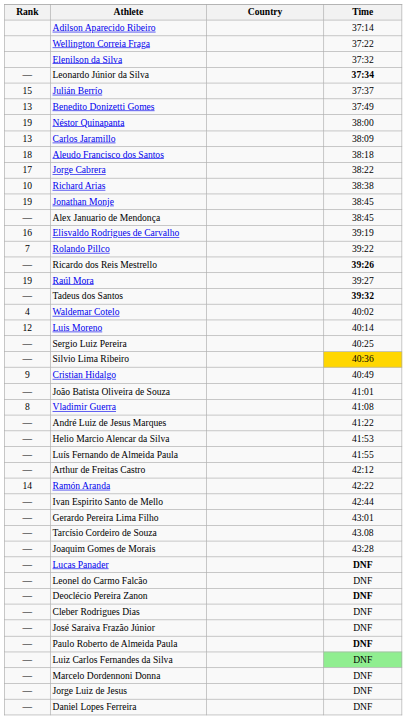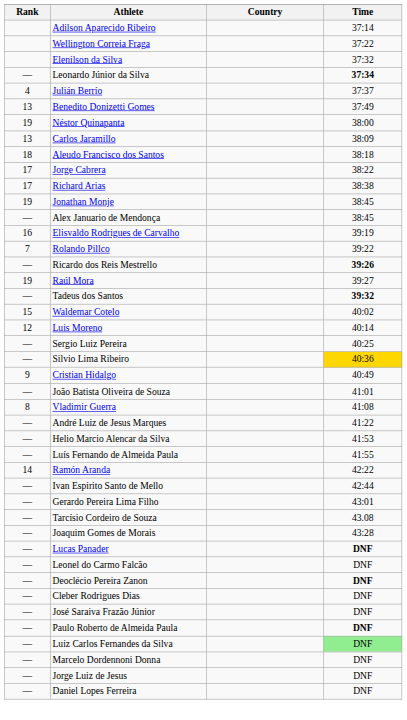(27, 91) 15 -> (27, 91) 4
(27, 186) 10 -> (27, 186) 17
(27, 312) 4 -> (27, 312) 15
- row: (99, 470)
